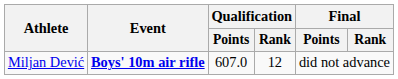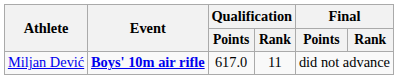(231, 62) 607.0 -> (231, 62) 617.0
(275, 62) 12 -> (275, 62) 11
